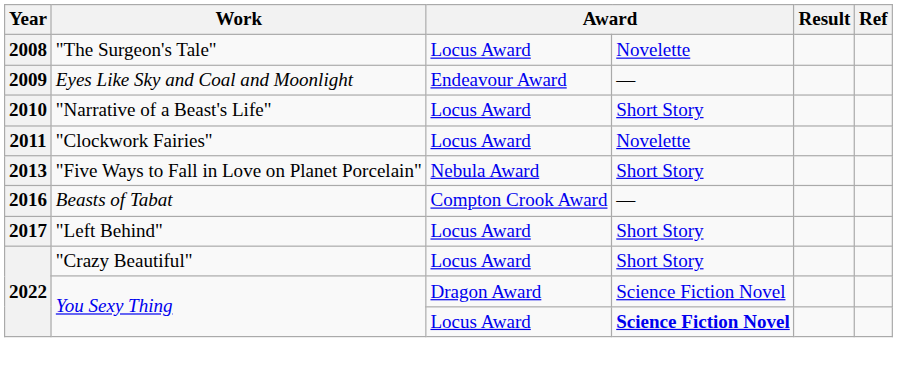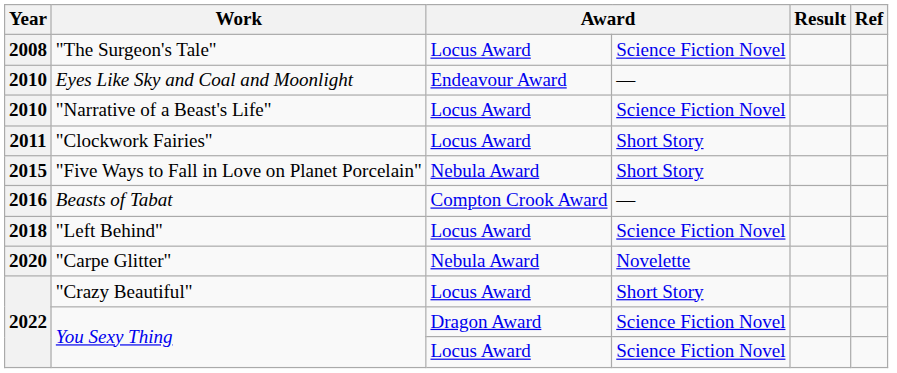(653, 49) Novelette -> (701, 49) Science Fiction Novel
(28, 79) 2009 -> (28, 79) 2010
(660, 110) Short Story -> (701, 110) Science Fiction Novel
(653, 140) Novelette -> (660, 140) Short Story
(28, 170) 2013 -> (28, 170) 2015
(28, 230) 2017 -> (28, 230) 2018
(660, 230) Short Story -> (701, 230) Science Fiction Novel
+ row: (114, 261)
(703, 321) bold -> (701, 351) normal
